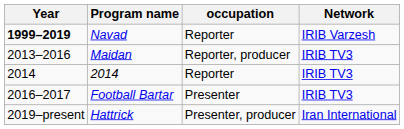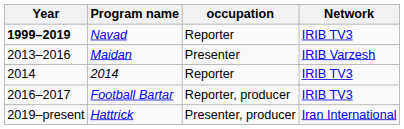(338, 34) IRIB Varzesh -> (327, 34) IRIB TV3
(237, 54) Reporter, producer -> (212, 54) Presenter
(327, 54) IRIB TV3 -> (338, 54) IRIB Varzesh
(212, 94) Presenter -> (237, 94) Reporter, producer
